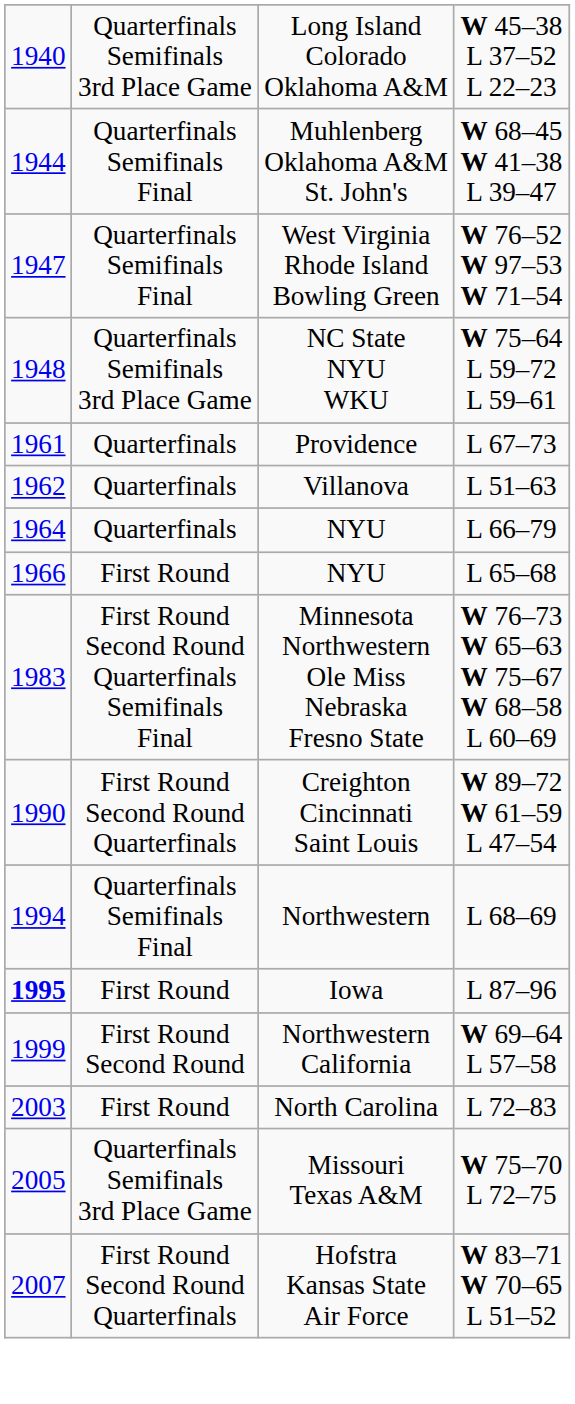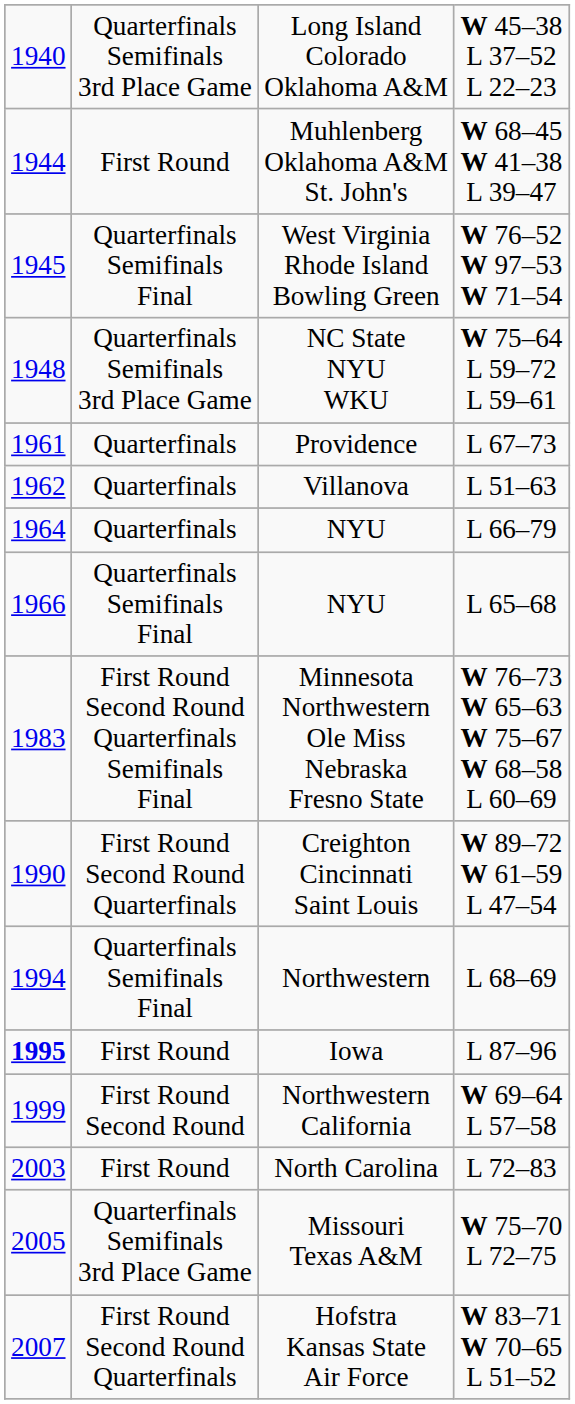(165, 161) Quarterfinals Semifinals Final -> (165, 161) First Round
(38, 265) 1947 -> (38, 265) 1945
(165, 572) First Round -> (165, 603) Quarterfinals Semifinals Final
